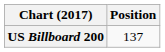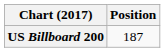(133, 36) 137 -> (133, 36) 187
